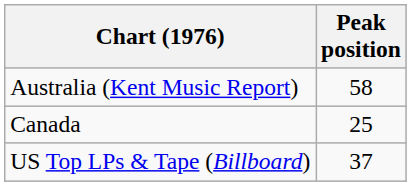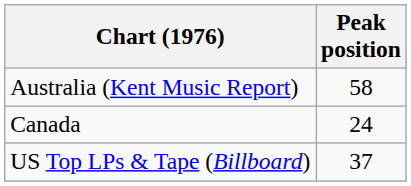(361, 124) 25 -> (361, 124) 24
